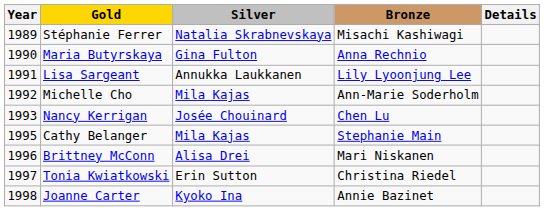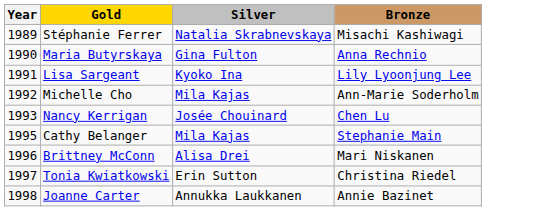- column: (511, 15)
(239, 75) Annukka Laukkanen -> (209, 75) Kyoko Ina
(209, 196) Kyoko Ina -> (239, 196) Annukka Laukkanen
